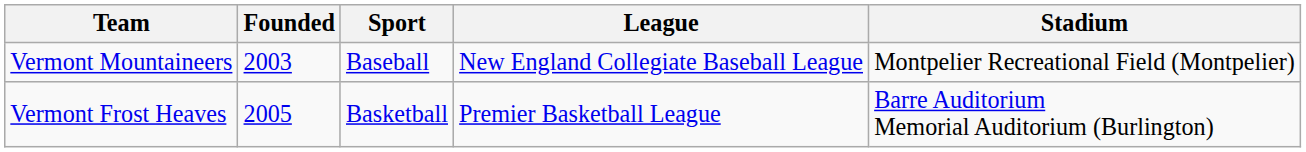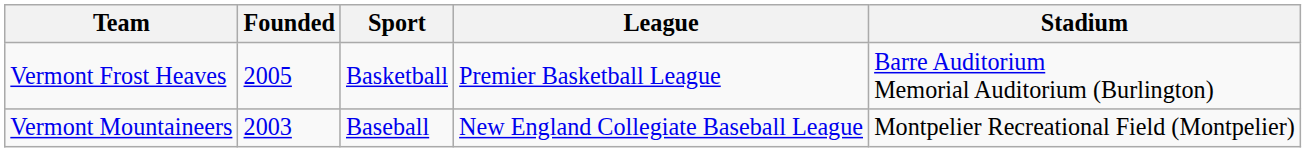rows swapped: (118, 113) <-> (121, 61)
